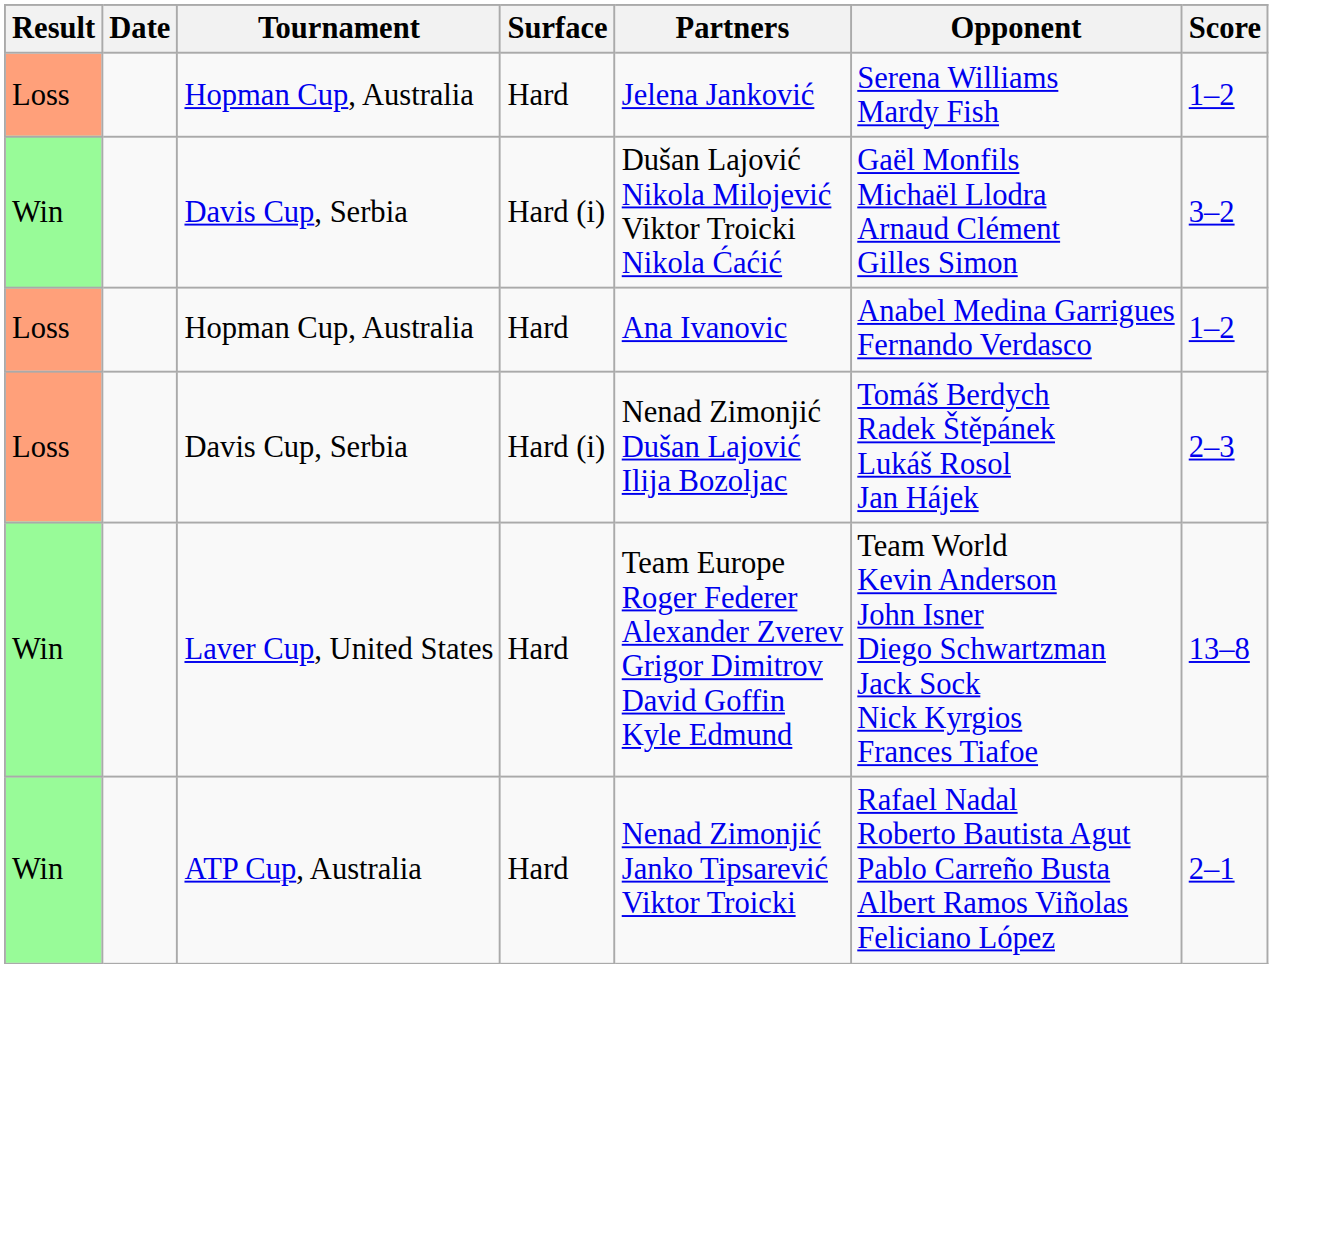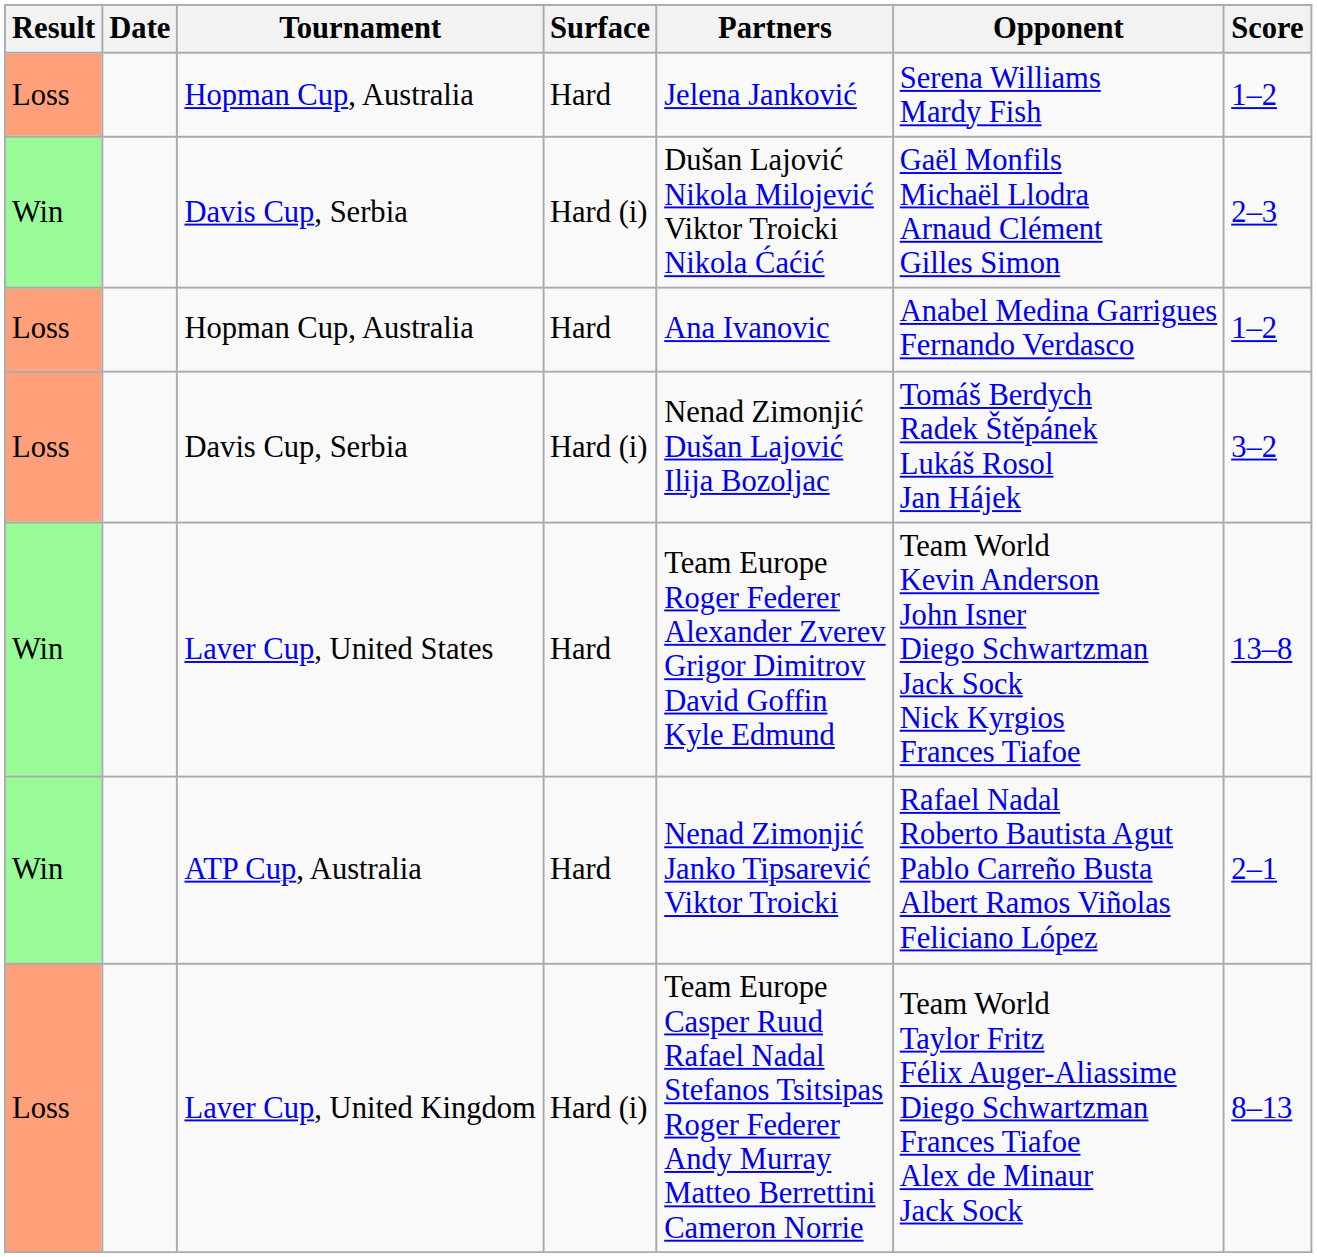(1212, 211) 3–2 -> (1254, 211) 2–3
(1212, 446) 2–3 -> (1254, 446) 3–2
+ row: (41, 1107)
